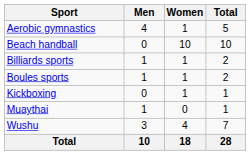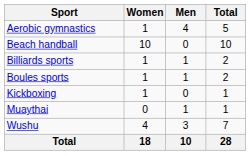columns swapped: (144, 12) <-> (185, 12)
